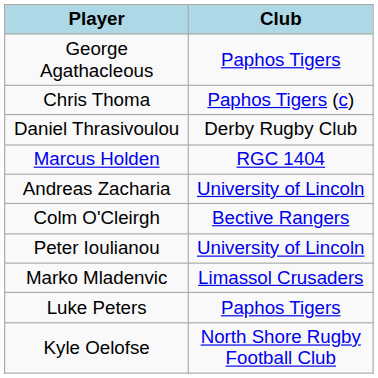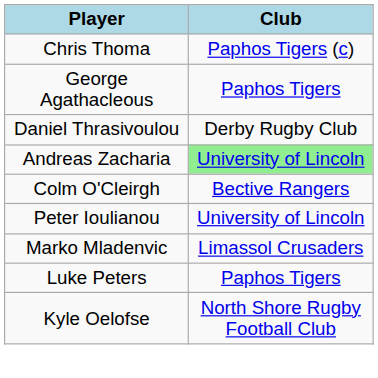rows swapped: (97, 99) <-> (97, 59)
- row: (97, 159)
(281, 188) no background -> (281, 159) lightgreen background
